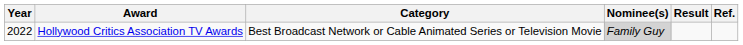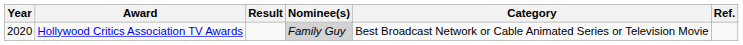columns swapped: (425, 13) <-> (691, 13)
(20, 31) 2022 -> (20, 31) 2020
